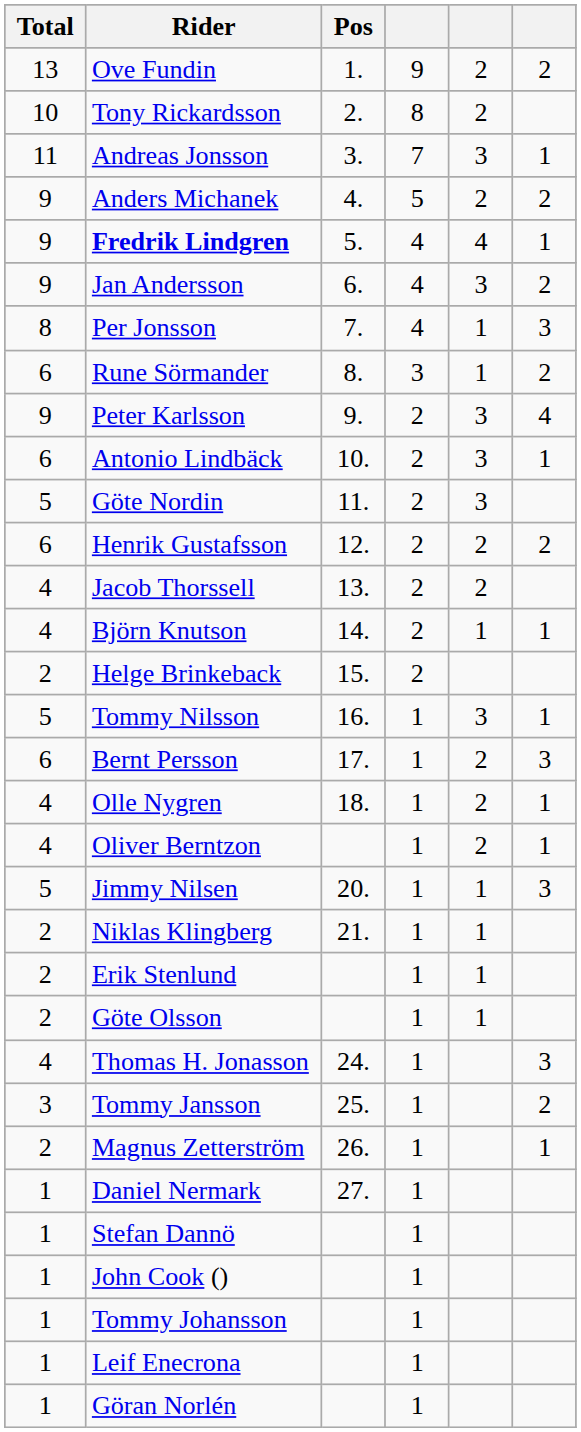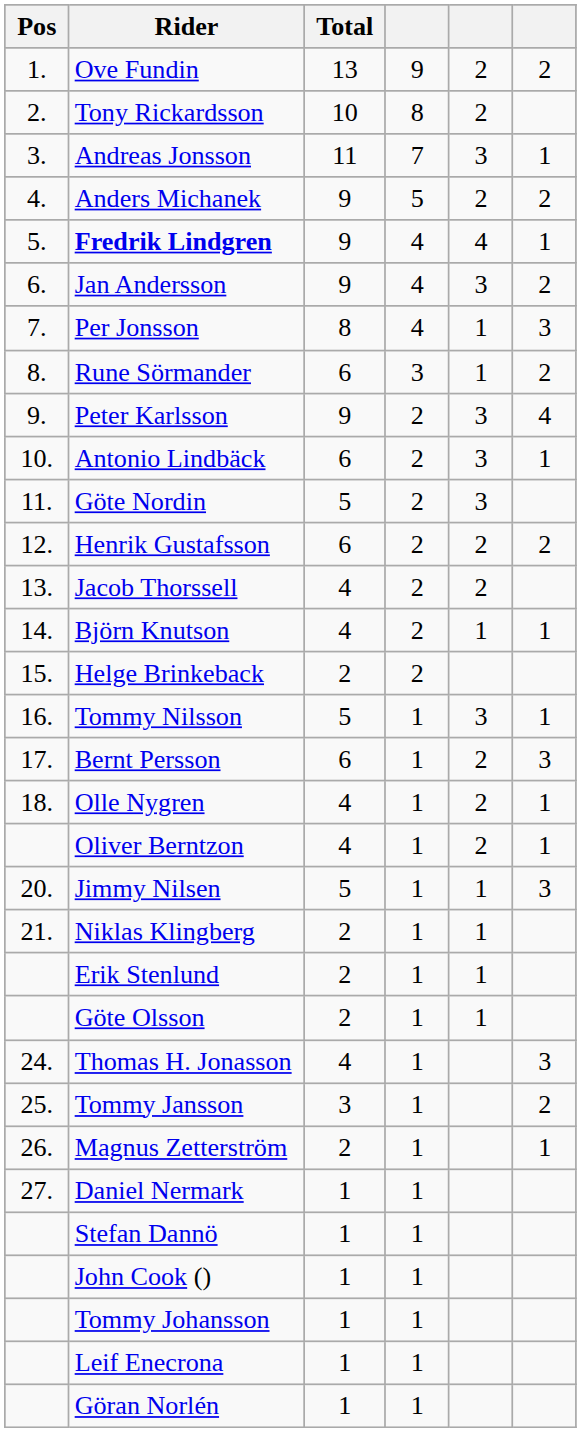columns swapped: (353, 26) <-> (45, 26)
